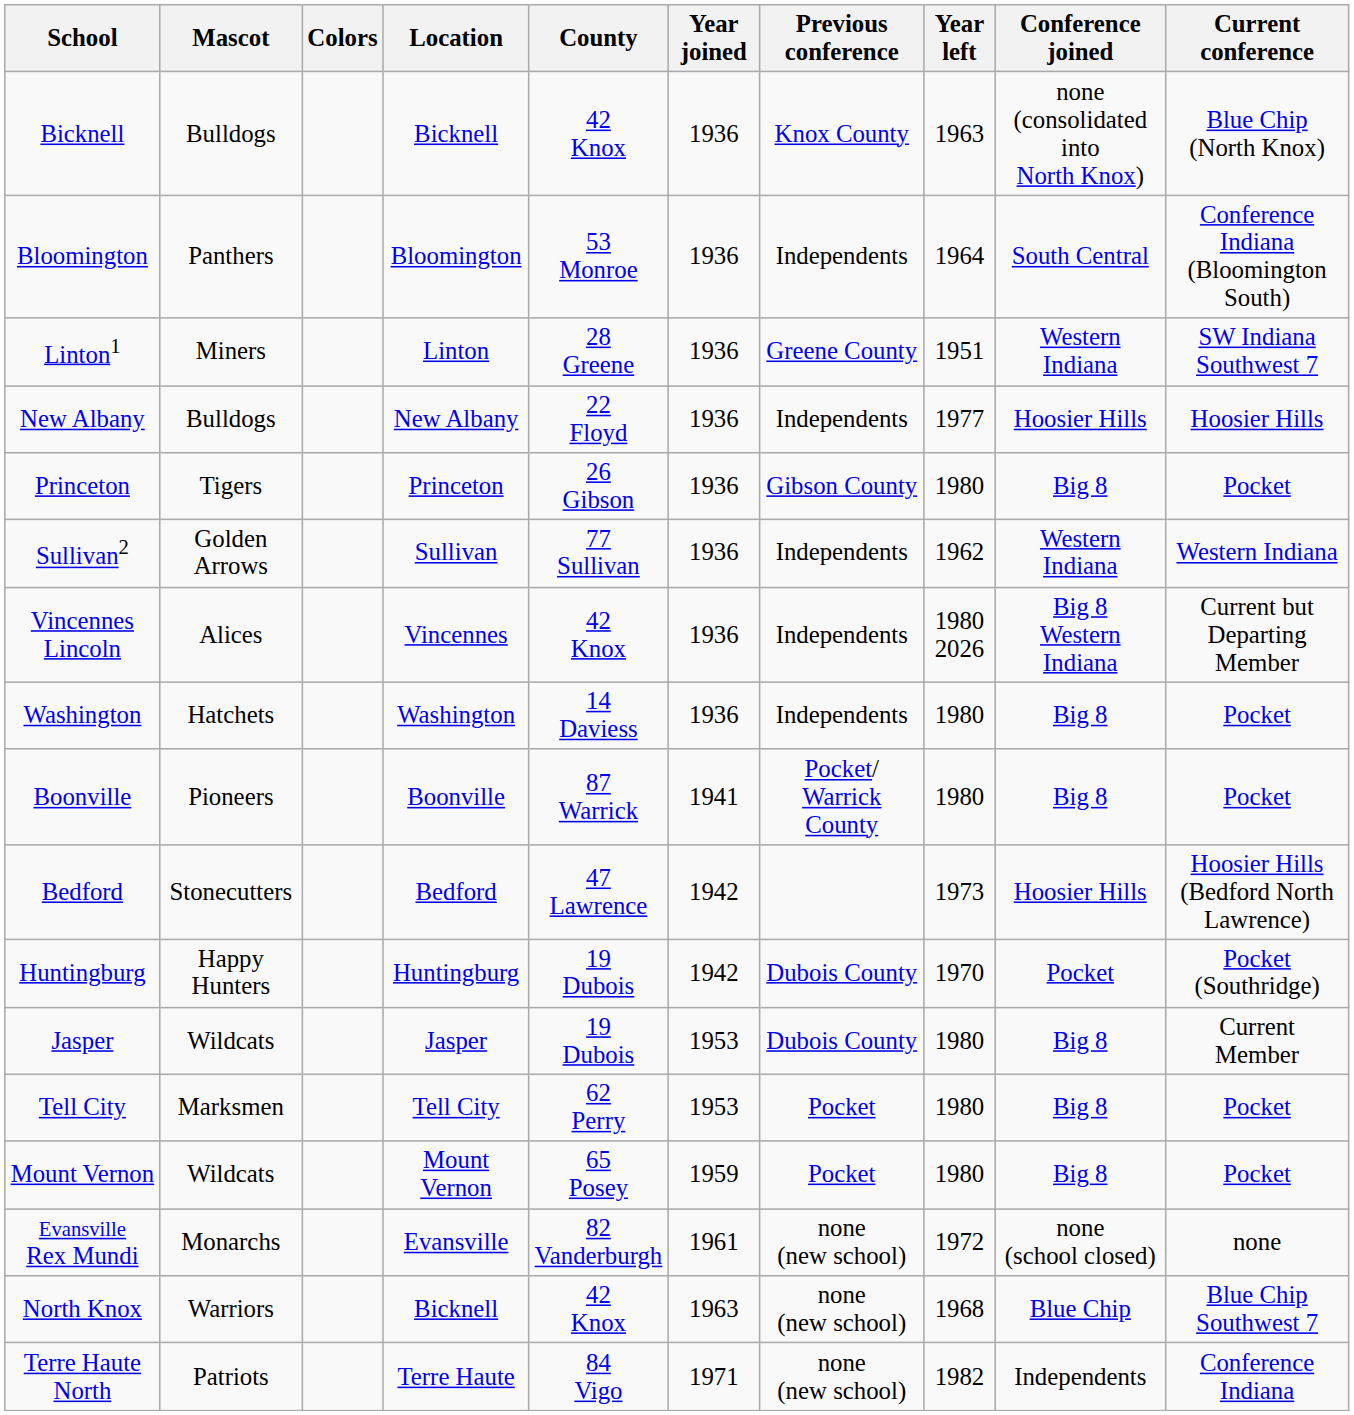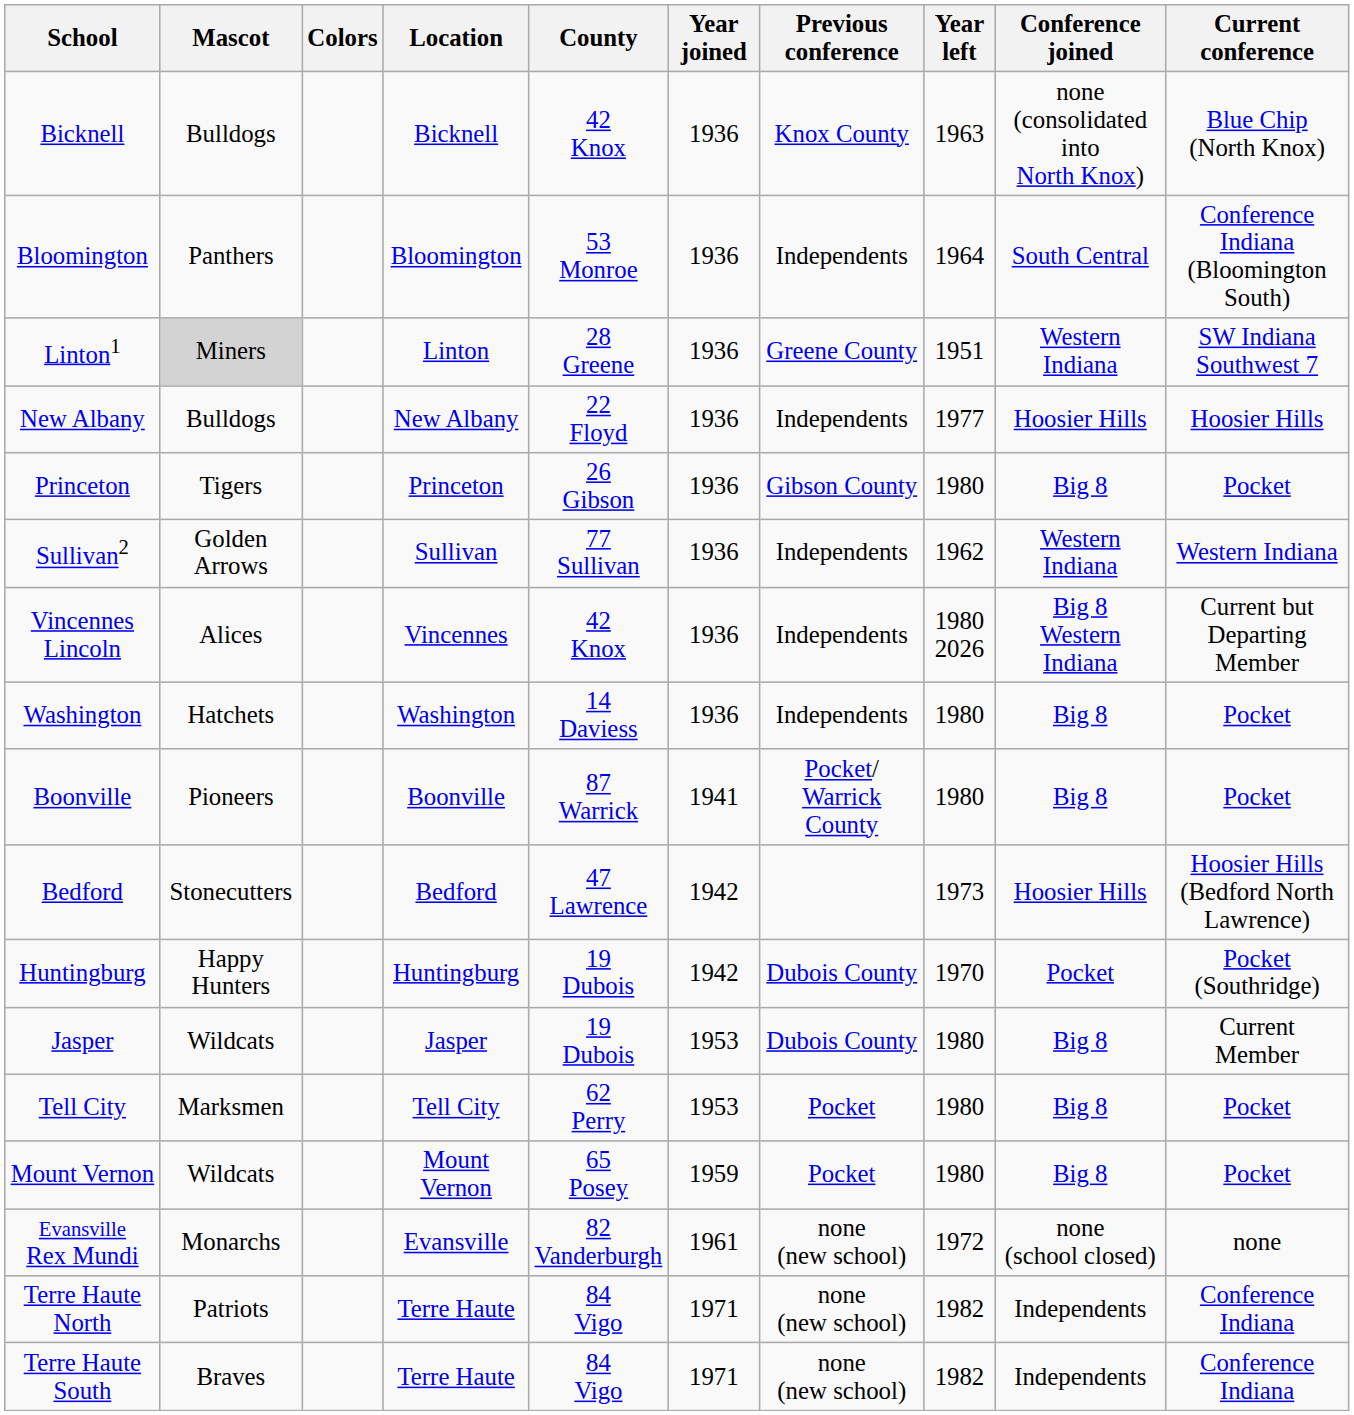(231, 351) no background -> (231, 351) lightgrey background
- row: (82, 1309)
+ row: (82, 1376)
